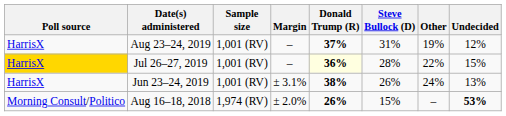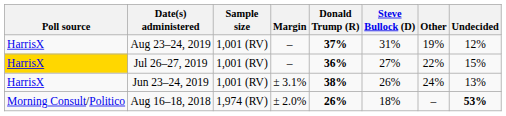(335, 63) lightyellow background -> (335, 63) no background
(390, 63) 28% -> (390, 63) 27%
(390, 101) 15% -> (390, 101) 18%
